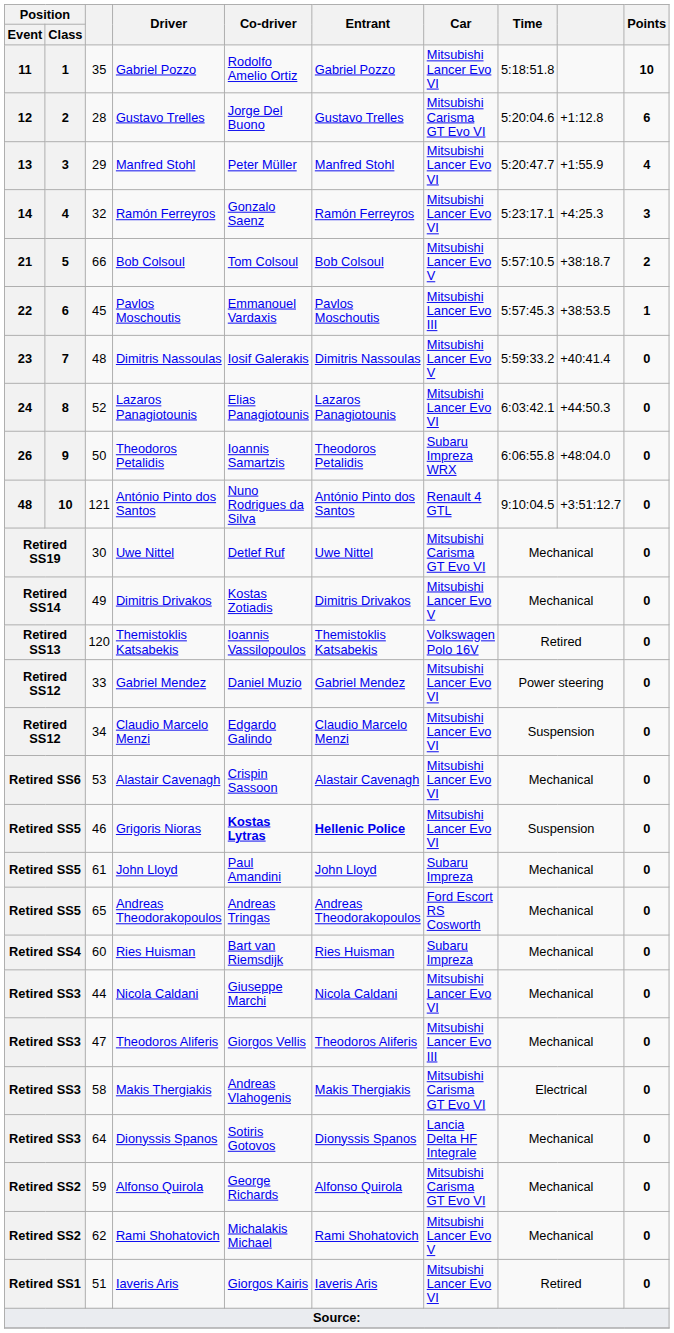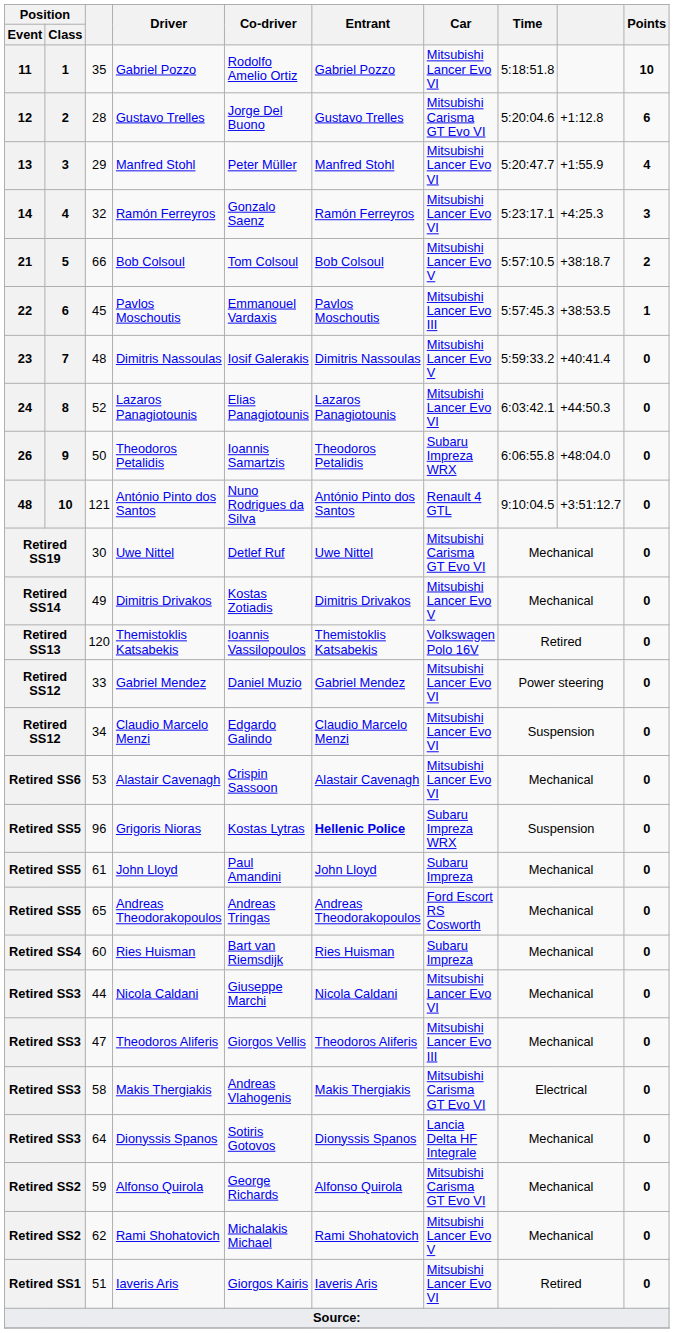(99, 828) 46 -> (99, 828) 96
(249, 828) bold -> (266, 828) normal
(459, 828) Mitsubishi Lancer Evo VI -> (450, 828) Subaru Impreza WRX
